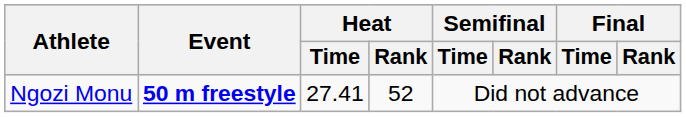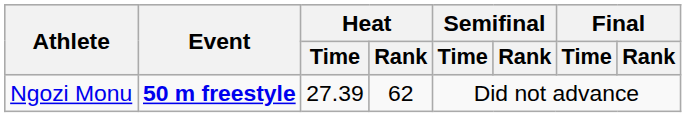(335, 94) 27.41 -> (335, 94) 27.39
(401, 94) 52 -> (401, 94) 62
